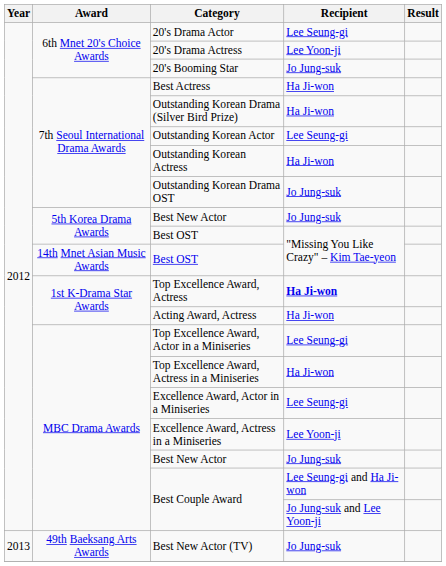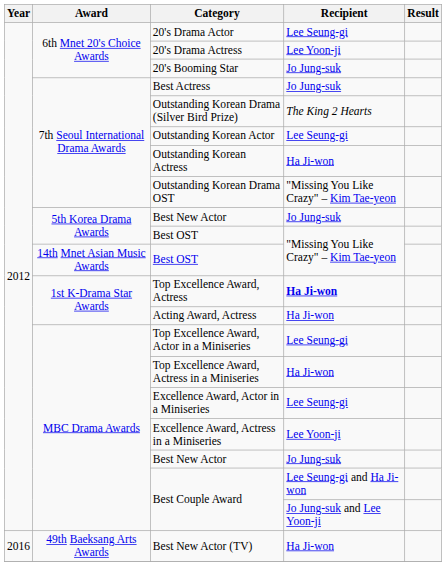(310, 86) Ha Ji-won -> (314, 86) Jo Jung-suk
(310, 111) Ha Ji-won -> (329, 111) The King 2 Hearts
(314, 192) Jo Jung-suk -> (341, 192) "Missing You Like Crazy" – Kim Tae-yeon
(19, 546) 2013 -> (19, 546) 2016
(314, 546) Jo Jung-suk -> (310, 546) Ha Ji-won
